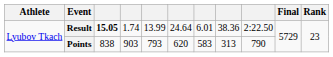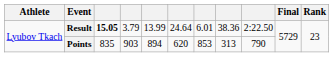(131, 28) 1.74 -> (131, 28) 3.79
(107, 44) 838 -> (107, 44) 835
(155, 44) 793 -> (155, 44) 894
(205, 44) 583 -> (205, 44) 853
